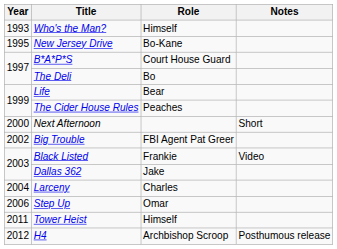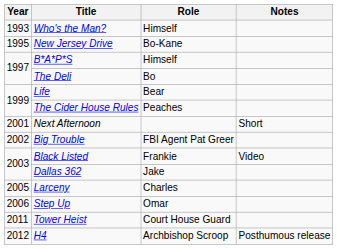(187, 60) Court House Guard -> (160, 60) Himself
(18, 124) 2000 -> (18, 124) 2001
(18, 188) 2004 -> (18, 188) 2005
(160, 220) Himself -> (187, 220) Court House Guard
